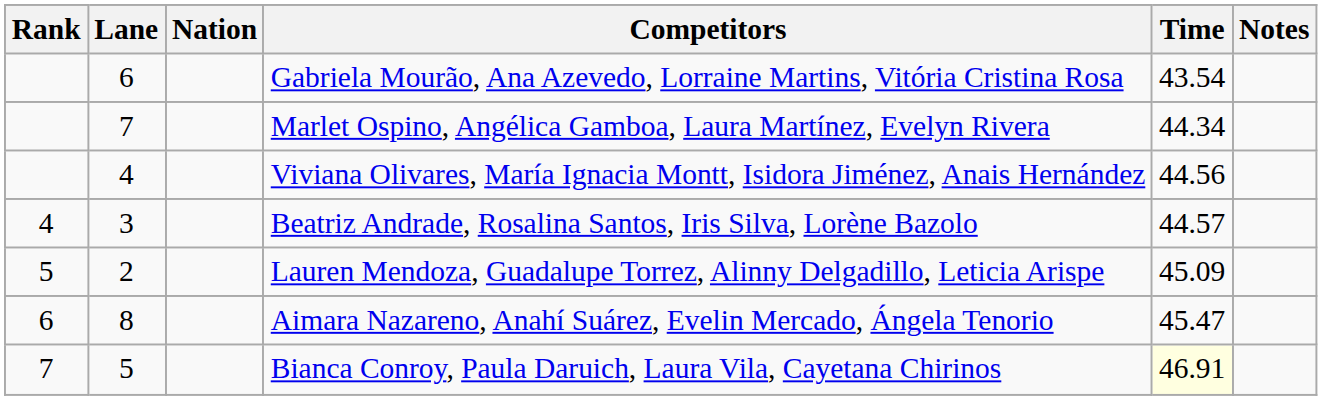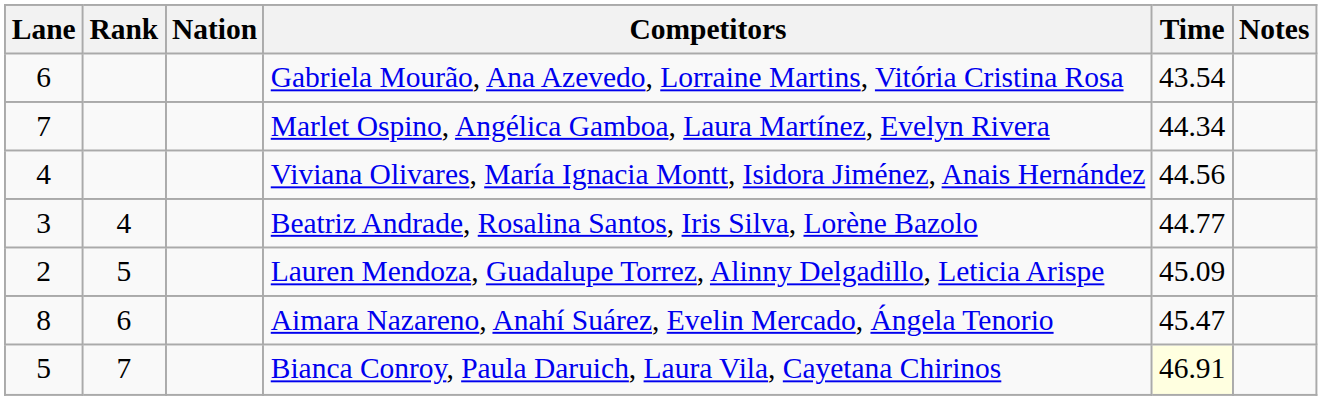columns swapped: (46, 28) <-> (126, 28)
(1192, 223) 44.57 -> (1192, 223) 44.77
